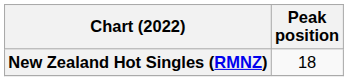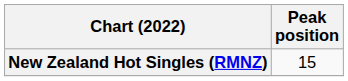(307, 62) 18 -> (307, 62) 15
